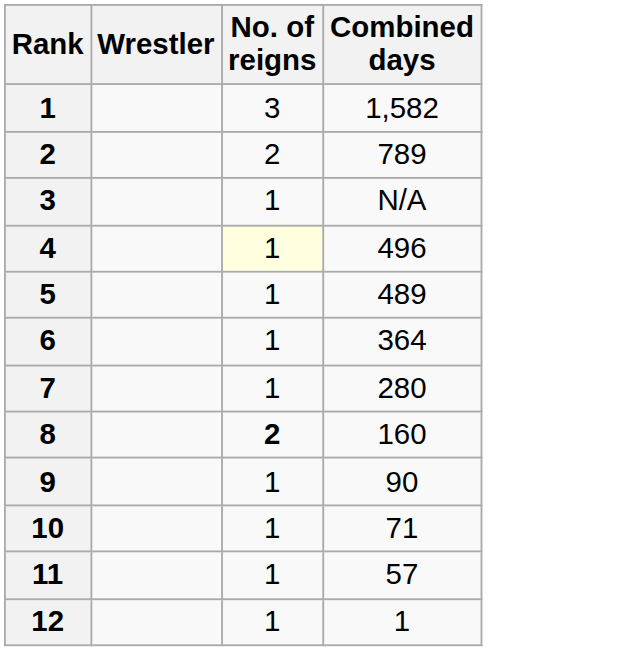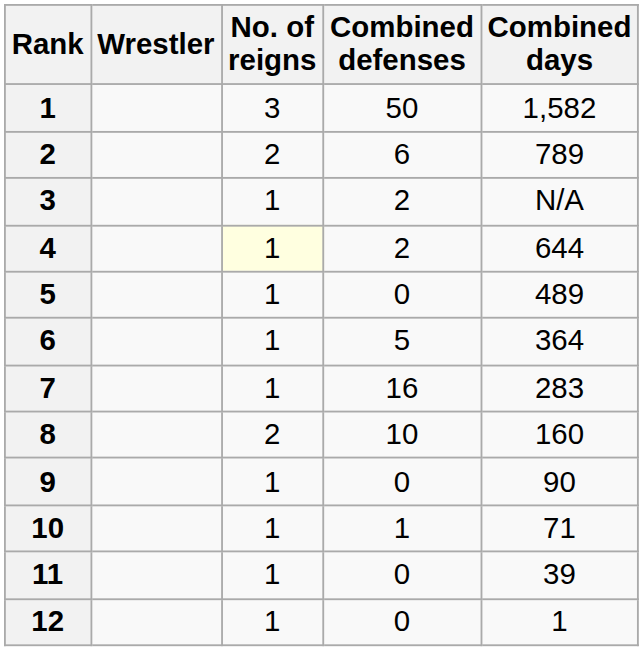+ column: (402, 44)
(402, 247) 496 -> (559, 247) 644
(402, 387) 280 -> (559, 387) 283
(272, 434) bold -> (272, 434) normal
(402, 574) 57 -> (559, 574) 39
